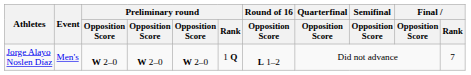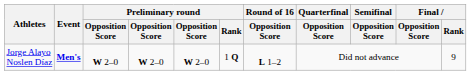(68, 57) normal -> (69, 57) bold
(453, 57) 7 -> (454, 57) 9
